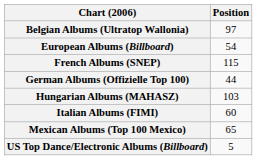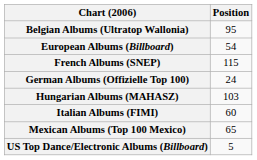(231, 29) 97 -> (231, 29) 95
(231, 79) 44 -> (231, 79) 24
